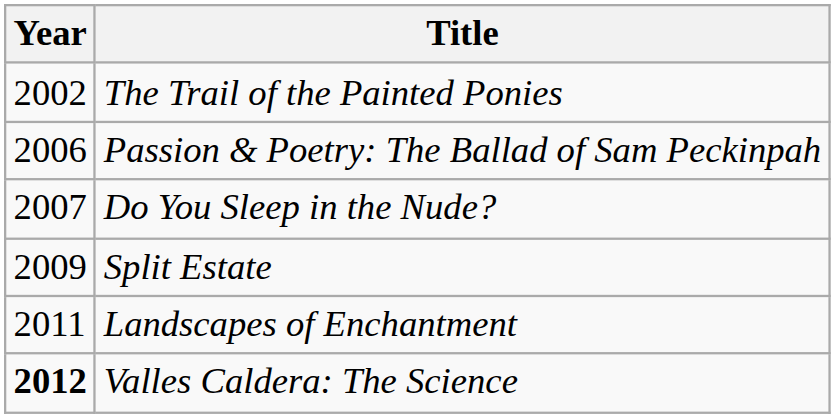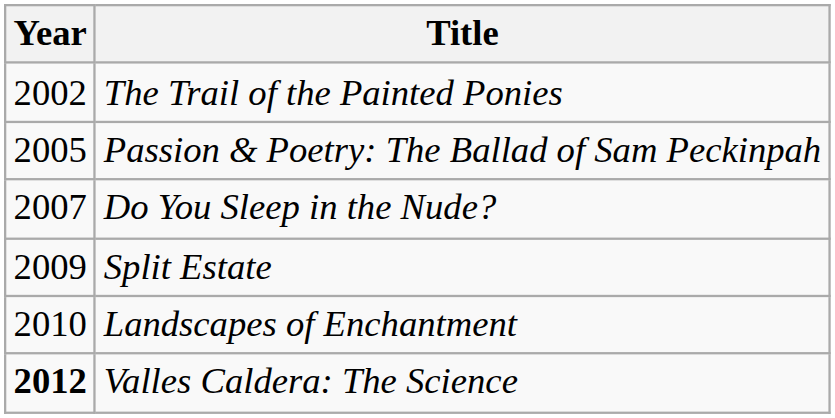(50, 149) 2006 -> (50, 149) 2005
(50, 324) 2011 -> (50, 324) 2010
